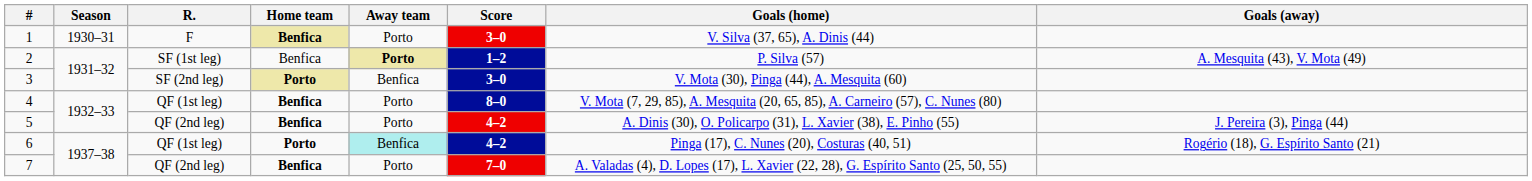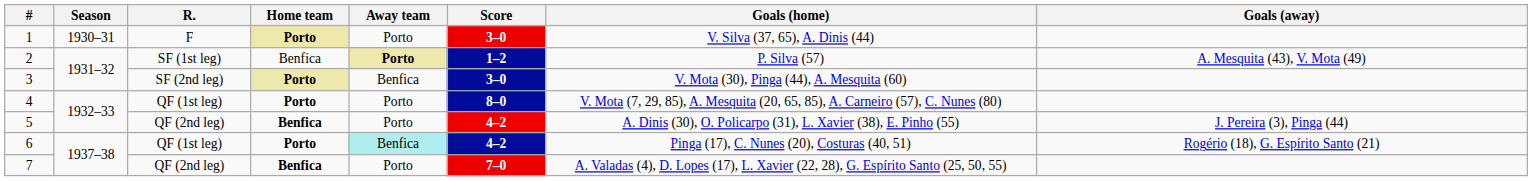(300, 37) Benfica -> (300, 37) Porto
(300, 101) Benfica -> (300, 101) Porto
